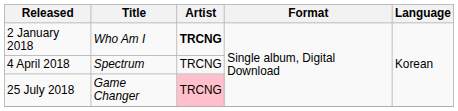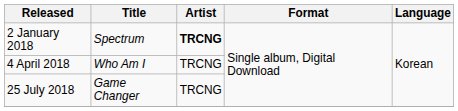(120, 39) Who Am I -> (119, 39) Spectrum
(119, 64) Spectrum -> (120, 64) Who Am I
(201, 90) pink background -> (201, 90) no background
